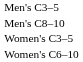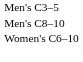- row: (39, 38)
